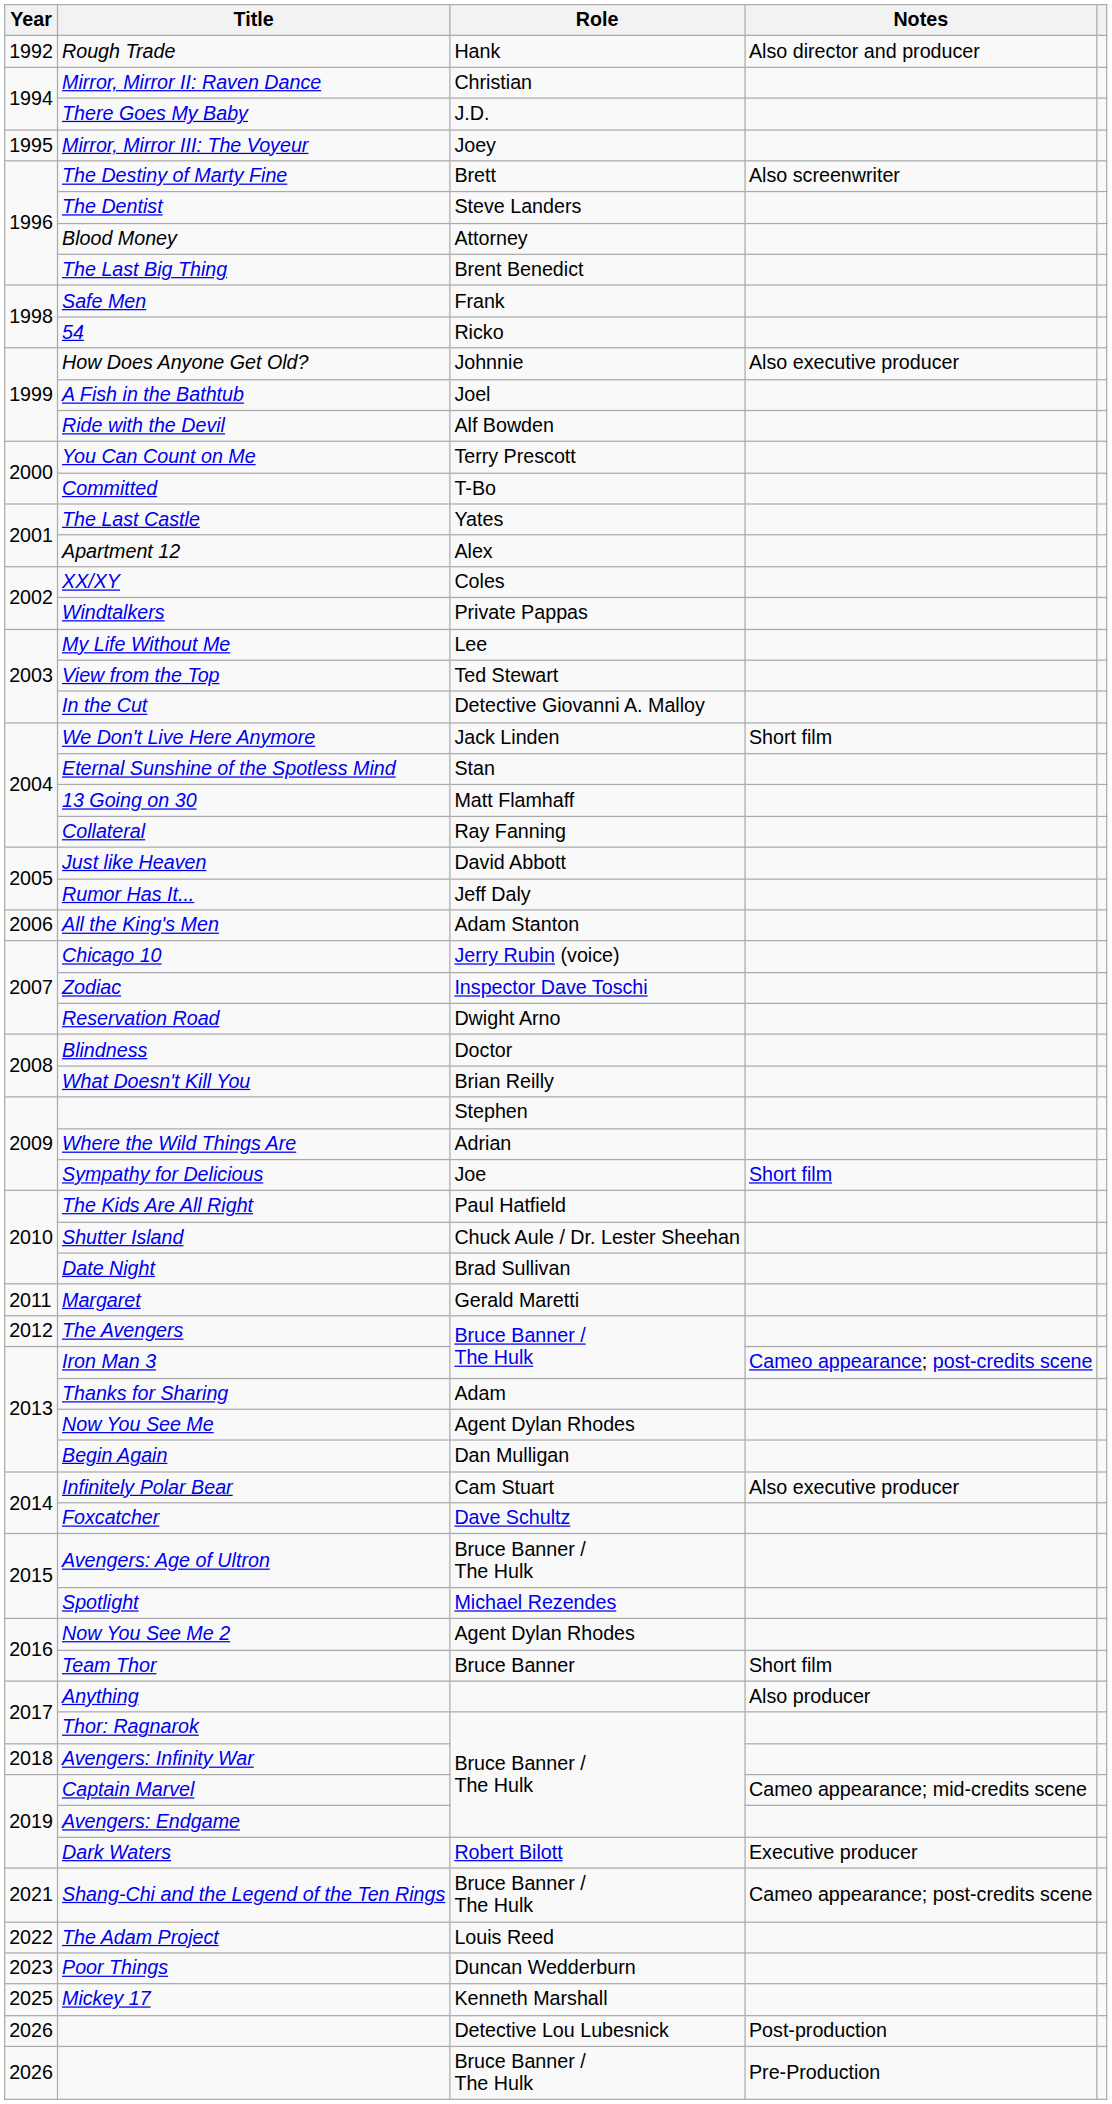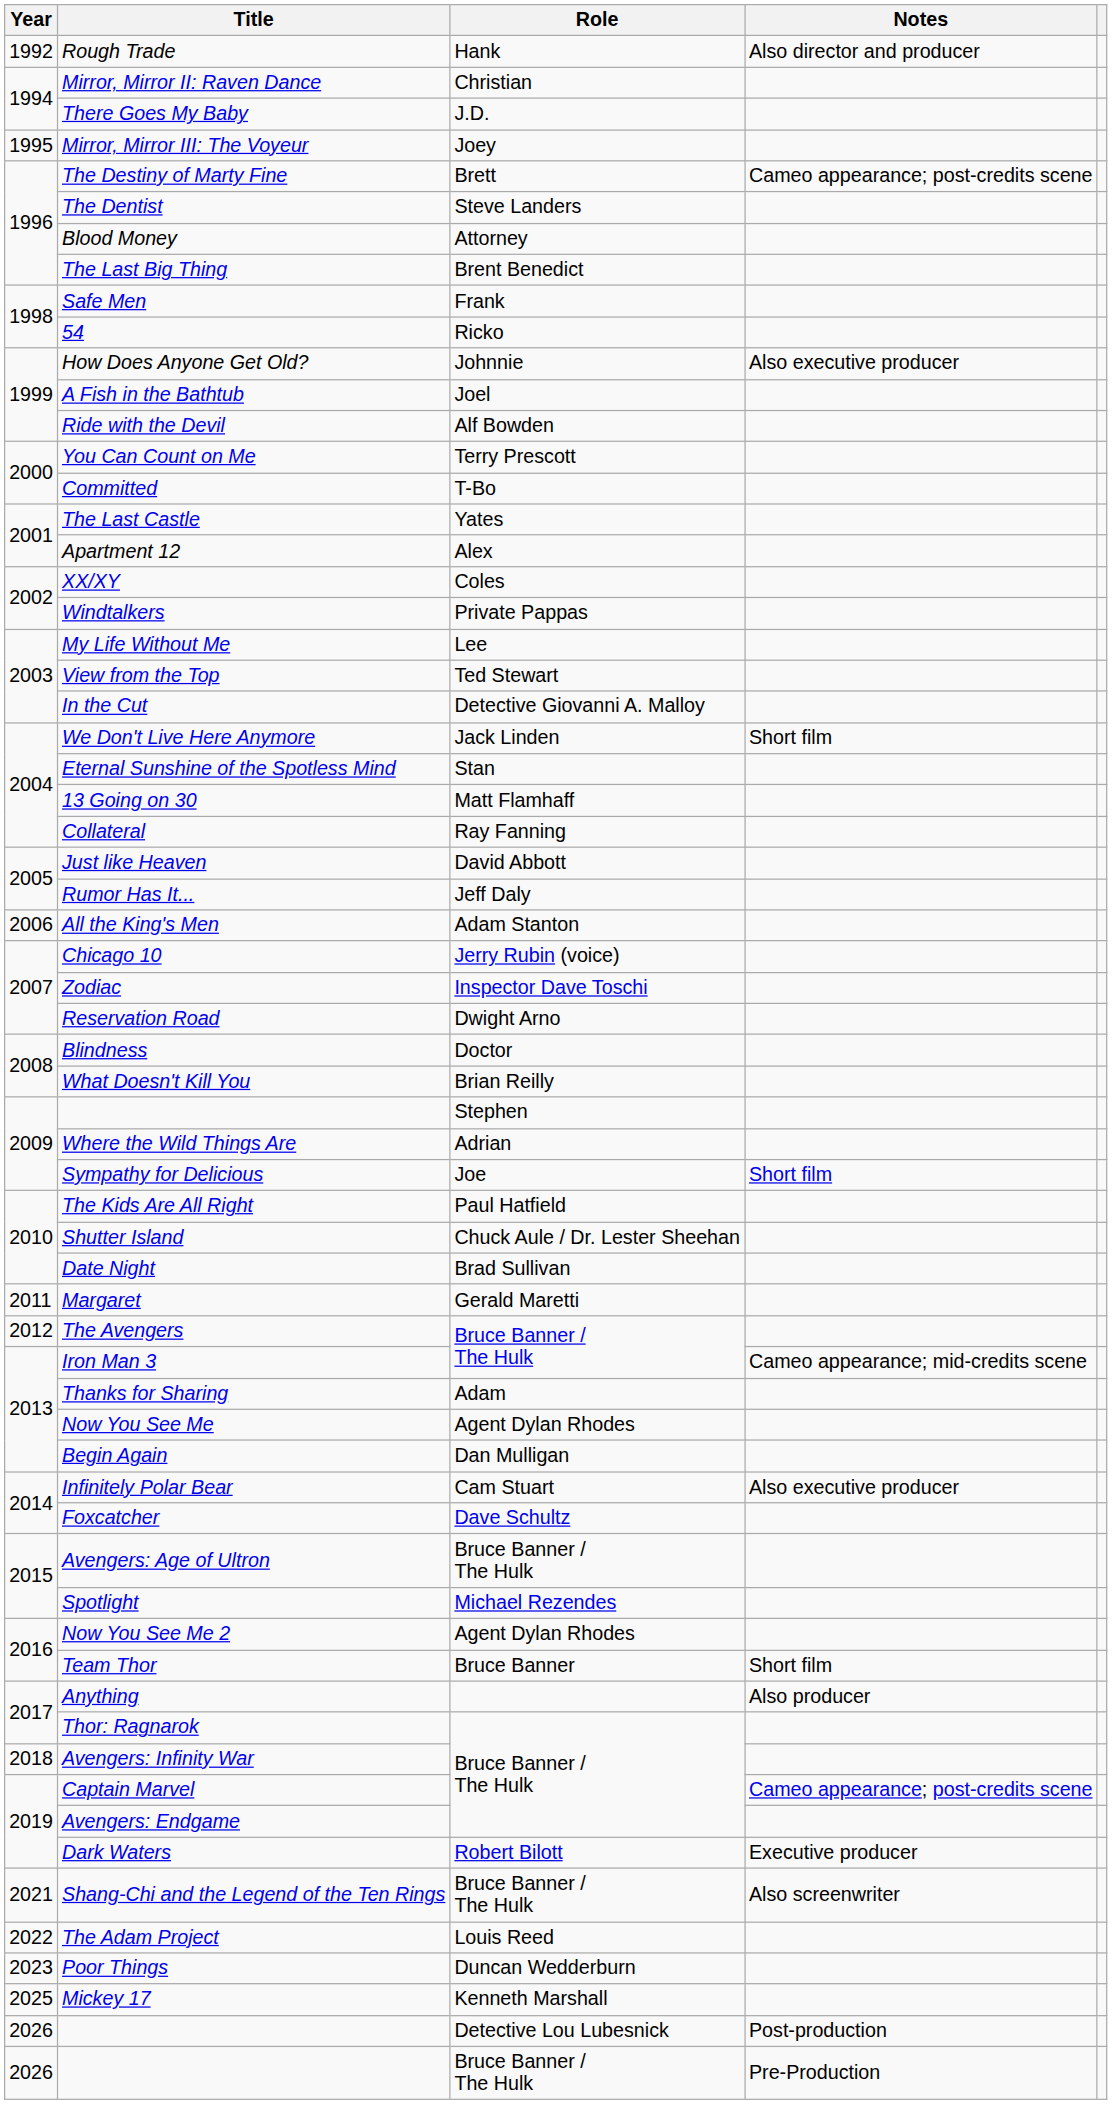(824, 176) Also screenwriter -> (921, 176) Cameo appearance; post-credits scene
(921, 1362) Cameo appearance; post-credits scene -> (918, 1362) Cameo appearance; mid-credits scene
(918, 1790) Cameo appearance; mid-credits scene -> (921, 1790) Cameo appearance; post-credits scene
(921, 1894) Cameo appearance; post-credits scene -> (824, 1894) Also screenwriter
